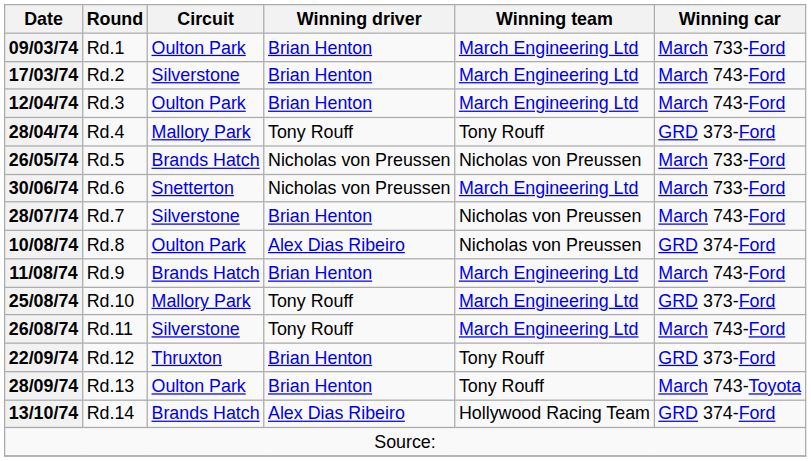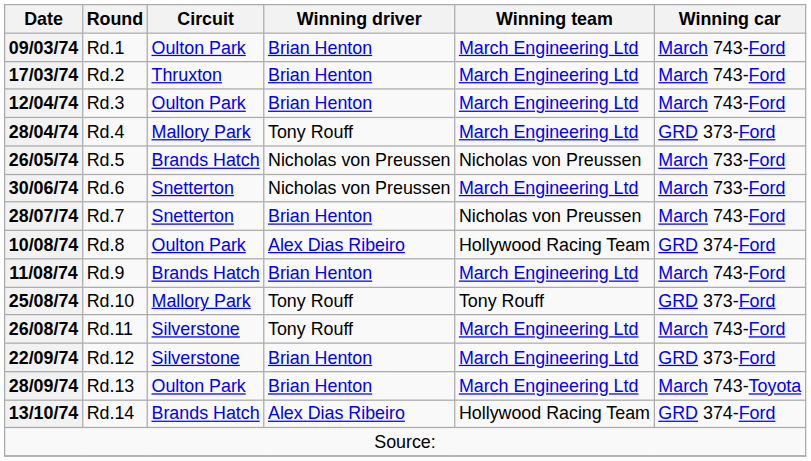(722, 47) March 733-Ford -> (722, 47) March 743-Ford
(196, 76) Silverstone -> (187, 76) Thruxton
(501, 132) Tony Rouff -> (549, 132) March Engineering Ltd
(196, 217) Silverstone -> (193, 217) Snetterton
(550, 245) Nicholas von Preussen -> (554, 245) Hollywood Racing Team
(549, 301) March Engineering Ltd -> (501, 301) Tony Rouff
(187, 358) Thruxton -> (196, 358) Silverstone
(501, 358) Tony Rouff -> (549, 358) March Engineering Ltd
(501, 386) Tony Rouff -> (549, 386) March Engineering Ltd
